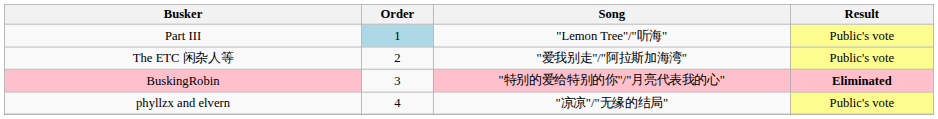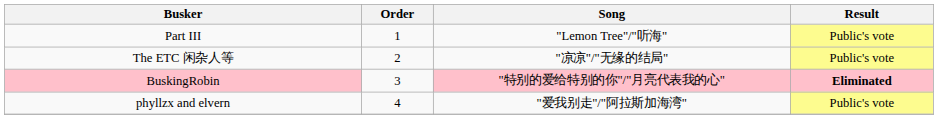(397, 35) lightblue background -> (397, 35) no background
(612, 57) "爱我别走"/"阿拉斯加海湾" -> (612, 57) "凉凉"/"无缘的结局"
(612, 102) "凉凉"/"无缘的结局" -> (612, 102) "爱我别走"/"阿拉斯加海湾"
